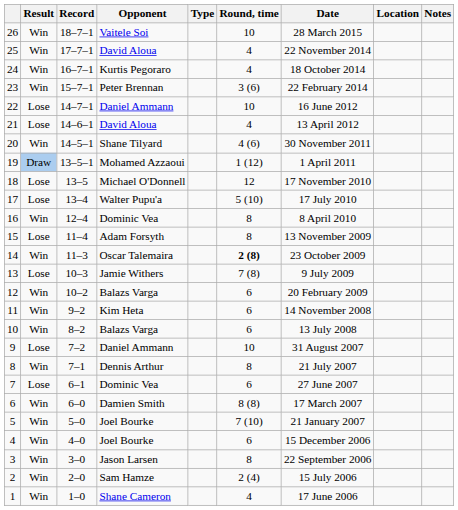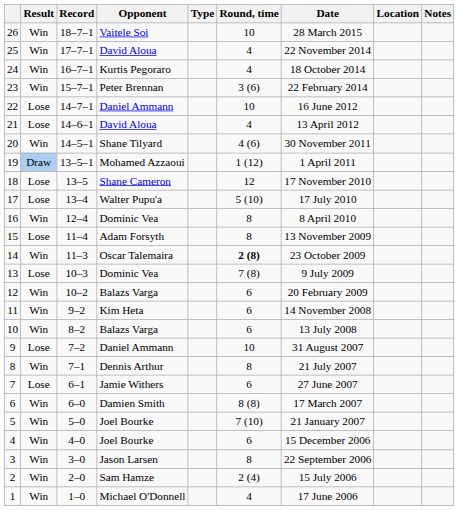(142, 180) Michael O'Donnell -> (135, 180) Shane Cameron
(131, 273) Jamie Withers -> (129, 273) Dominic Vea
(129, 384) Dominic Vea -> (131, 384) Jamie Withers
(135, 496) Shane Cameron -> (142, 496) Michael O'Donnell
